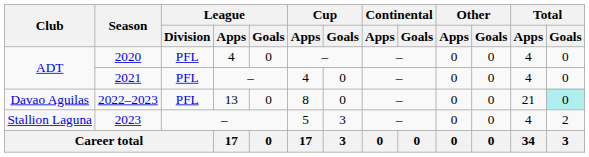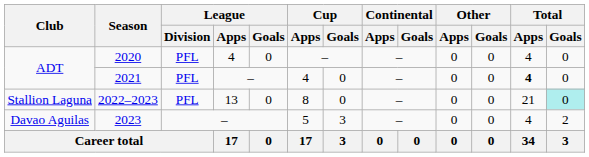(528, 78) normal -> (528, 78) bold
(50, 99) Davao Aguilas -> (50, 99) Stallion Laguna
(50, 120) Stallion Laguna -> (50, 120) Davao Aguilas
